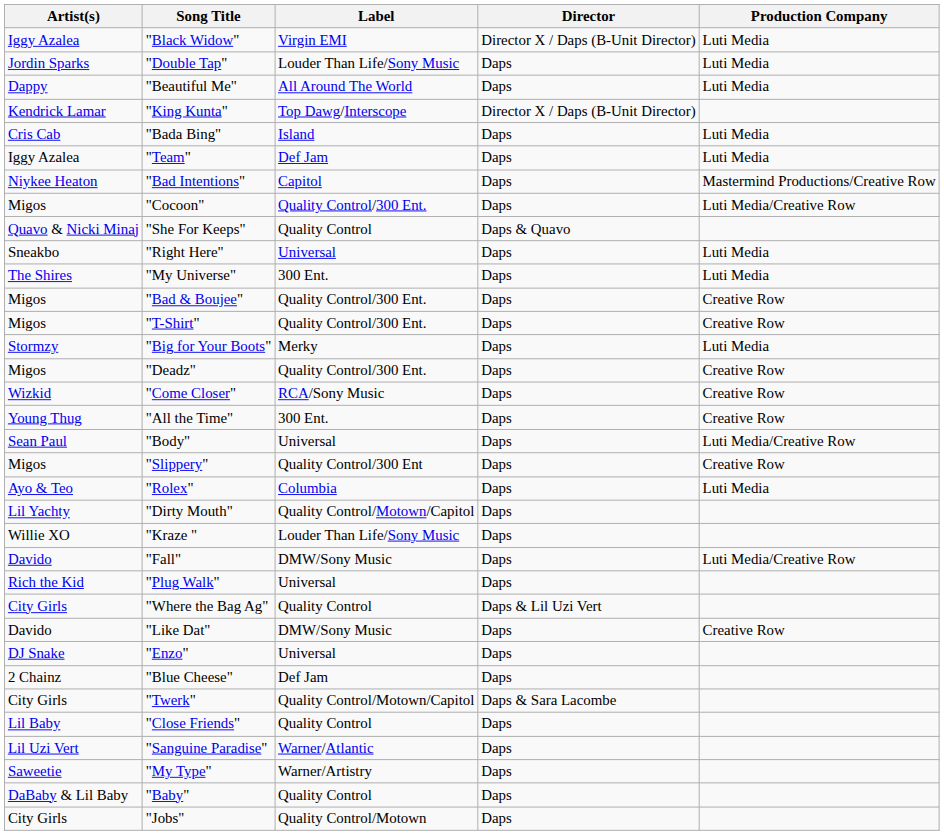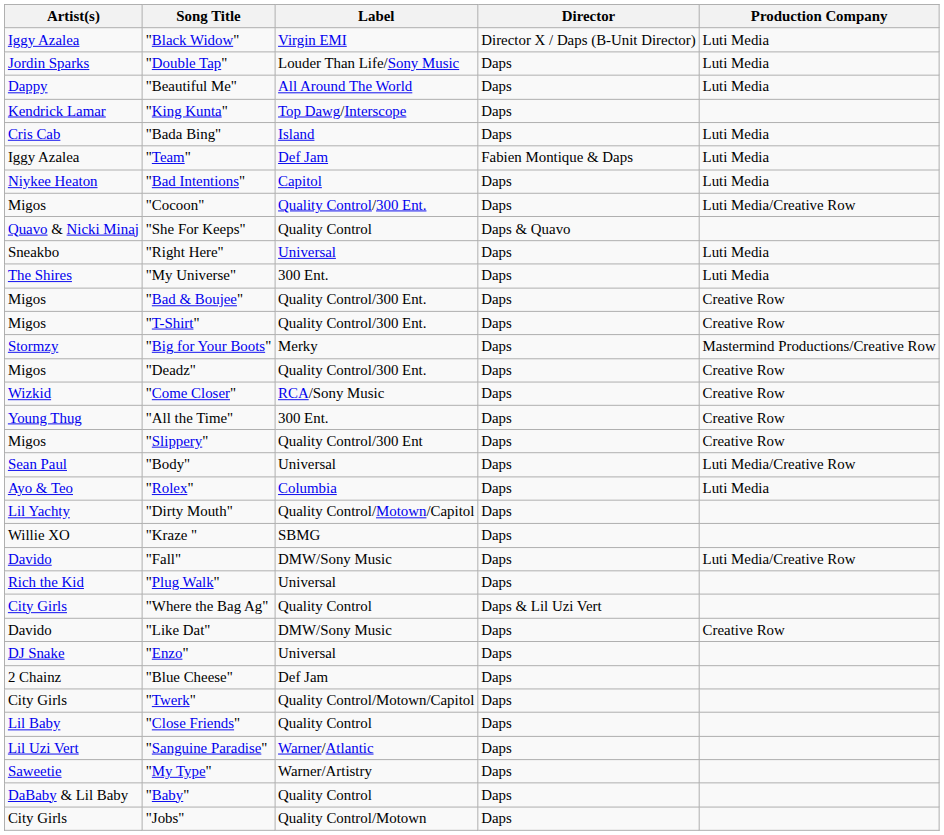(588, 110) Director X / Daps (B-Unit Director) -> (497, 110) Daps
(497, 157) Daps -> (557, 157) Fabien Montique & Daps
(819, 181) Mastermind Productions/Creative Row -> (736, 181) Luti Media
(736, 346) Luti Media -> (819, 346) Mastermind Productions/Creative Row
rows swapped: (168, 441) <-> (177, 464)
(369, 535) Louder Than Life/Sony Music -> (299, 535) SBMG
(549, 700) Daps & Sara Lacombe -> (497, 700) Daps
